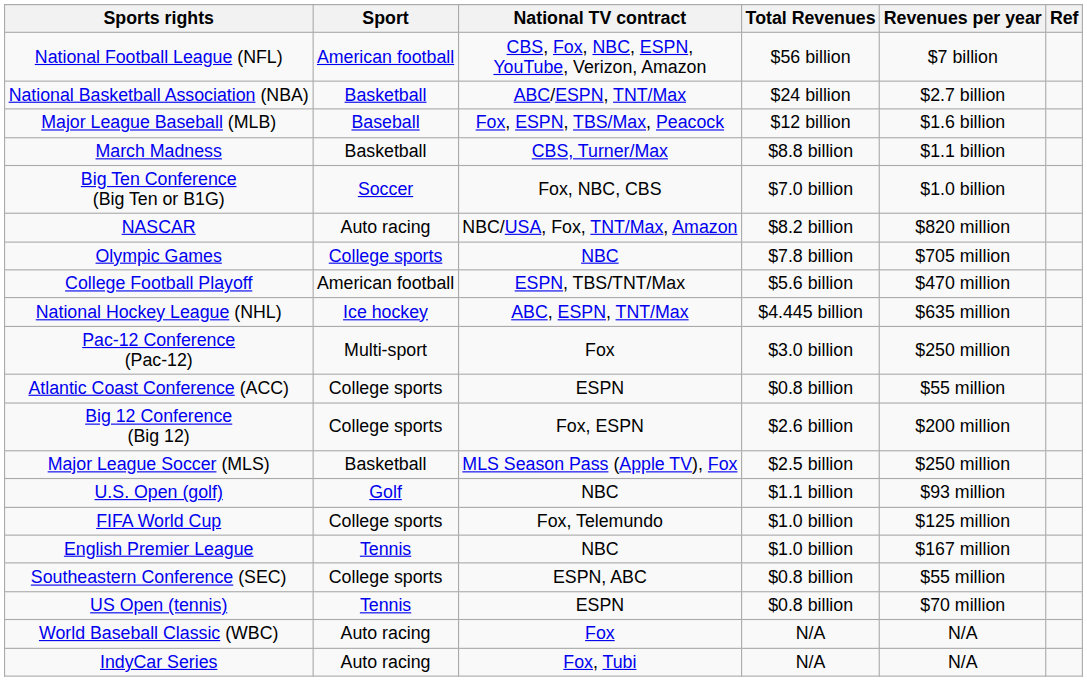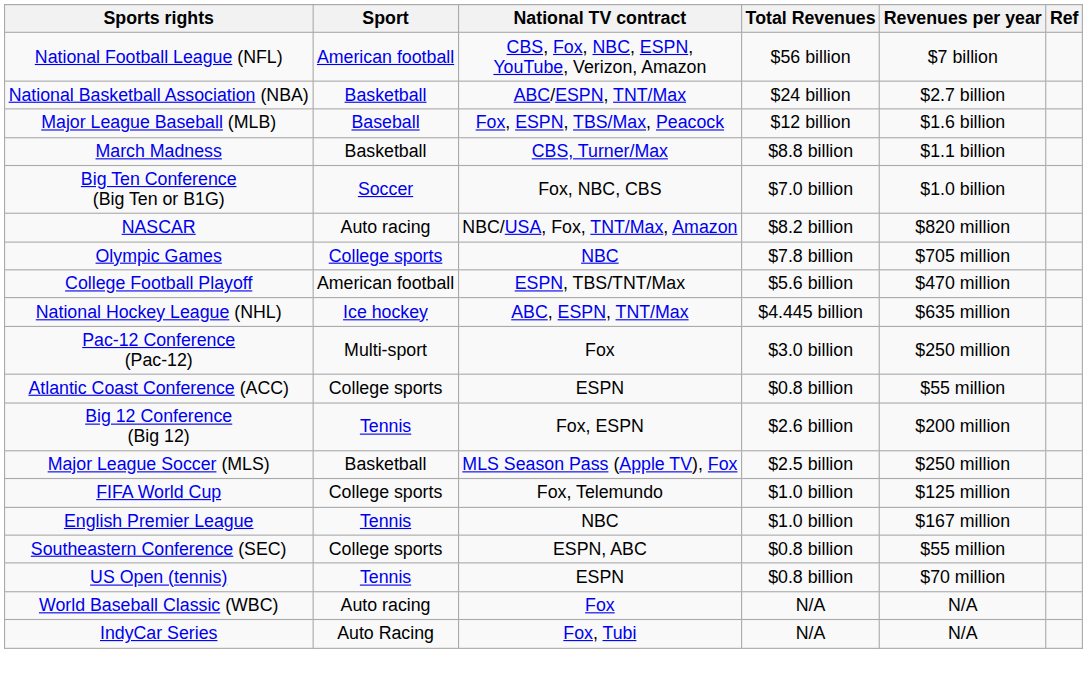(386, 426) College sports -> (386, 426) Tennis
- row: (159, 492)
(386, 661) Auto racing -> (386, 633) Auto Racing
